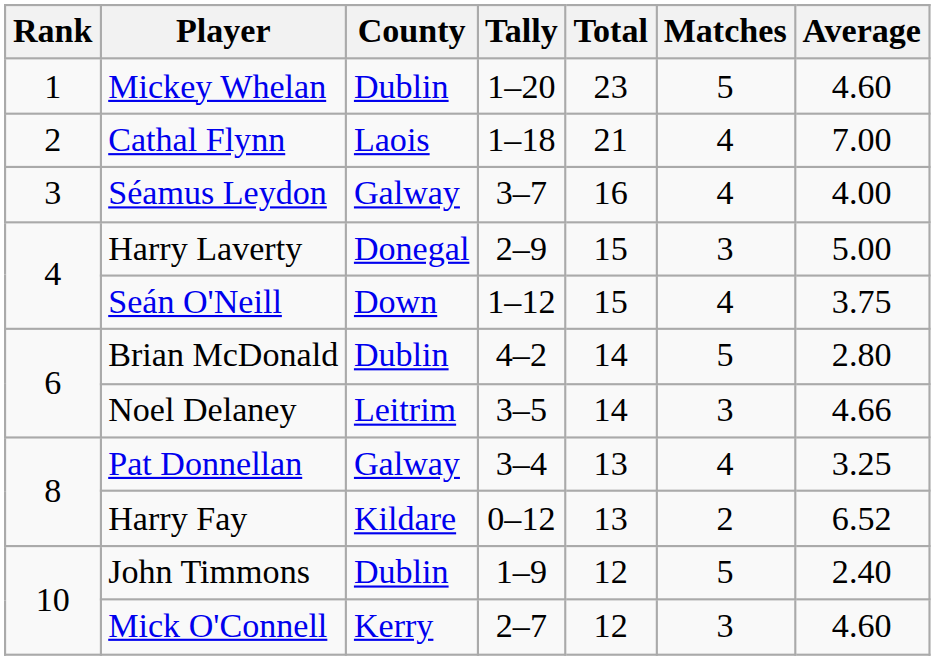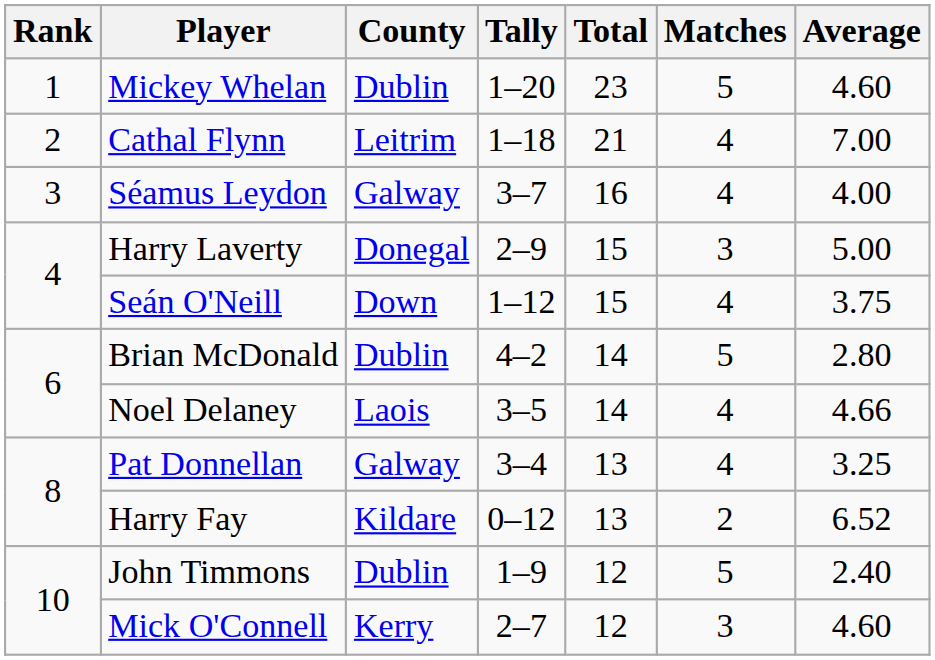(392, 139) Laois -> (405, 139) Leitrim
(405, 409) Leitrim -> (392, 409) Laois
(725, 409) 3 -> (725, 409) 4
